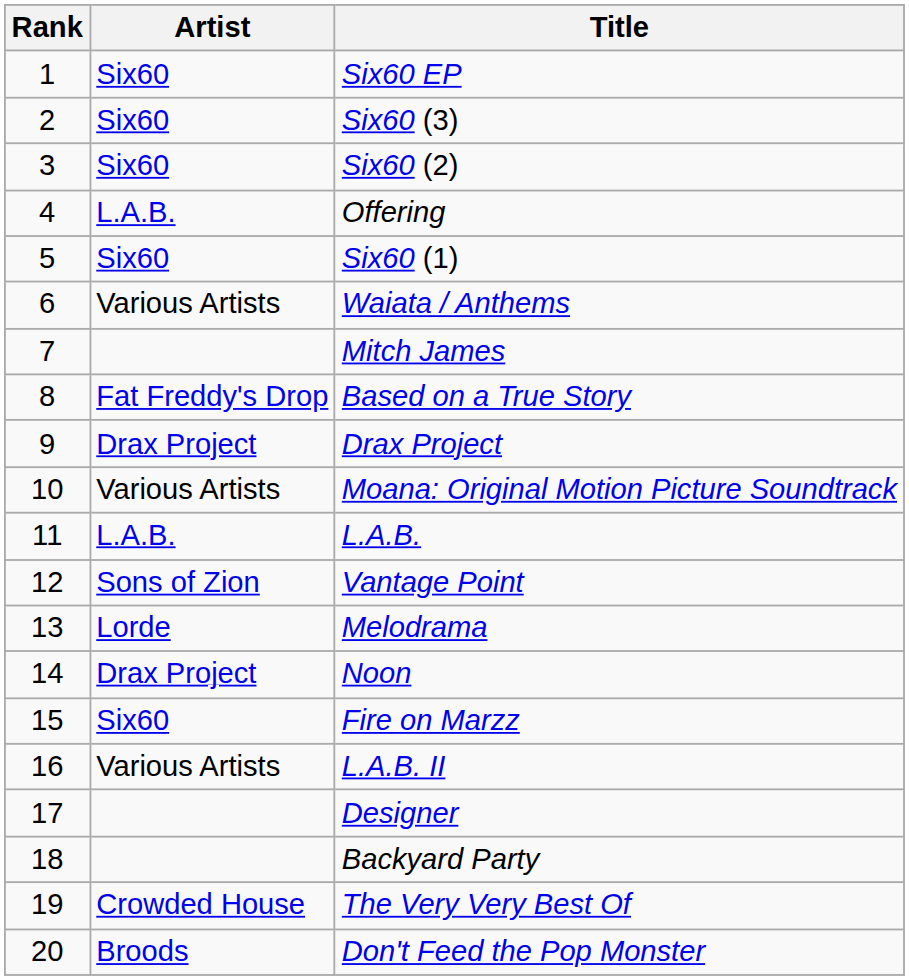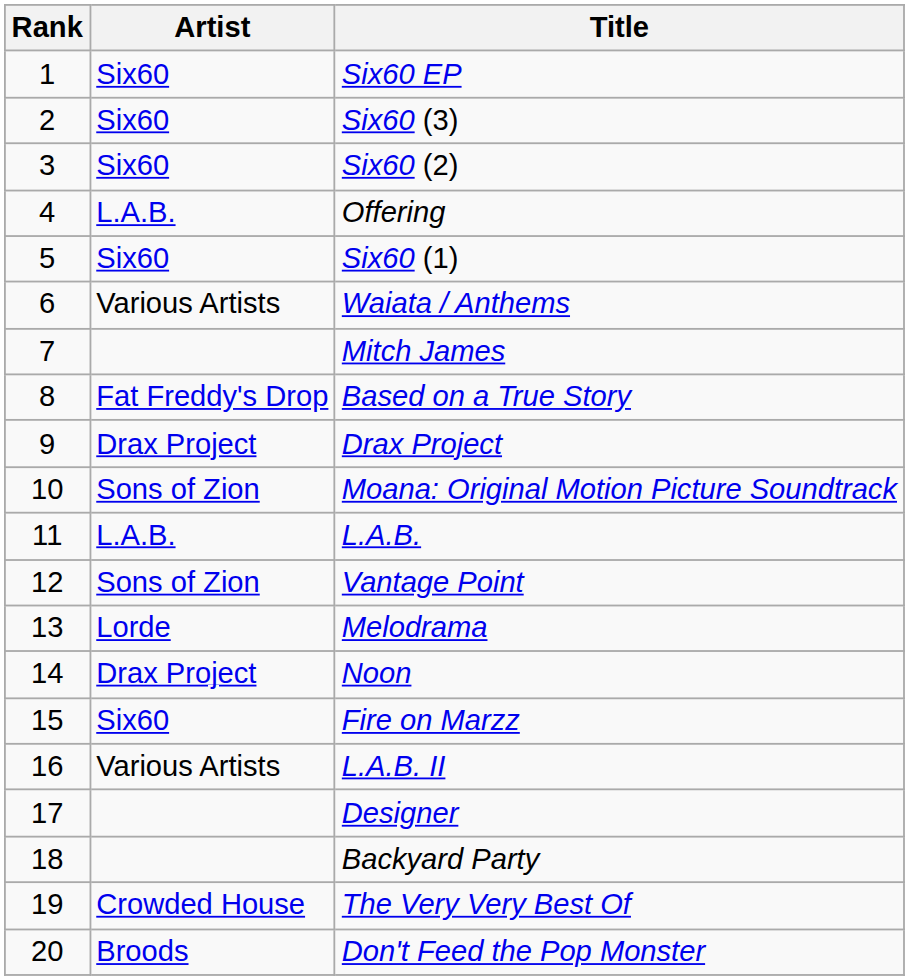(188, 489) Various Artists -> (178, 489) Sons of Zion
